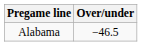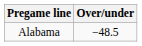(105, 31) −46.5 -> (105, 31) −48.5
